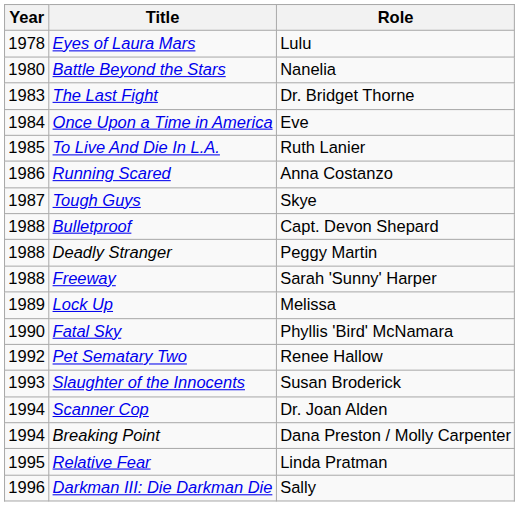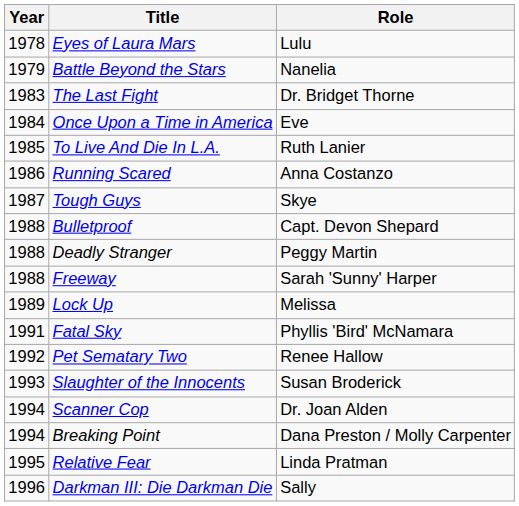(27, 69) 1980 -> (27, 69) 1979
(27, 331) 1990 -> (27, 331) 1991
